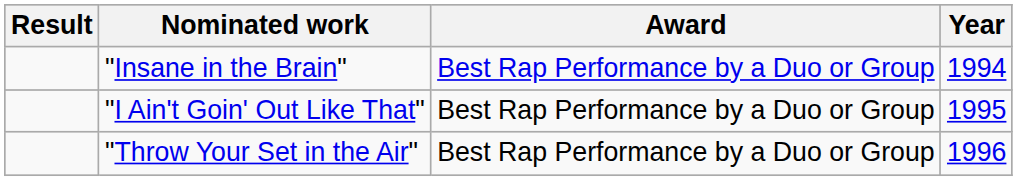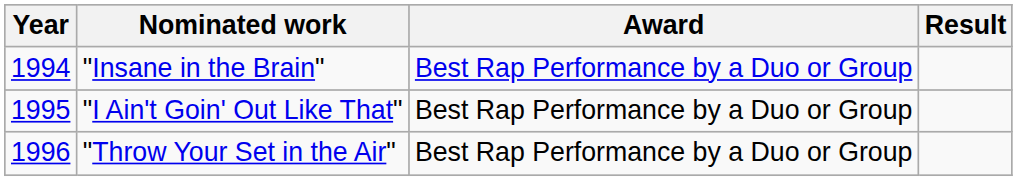columns swapped: (977, 25) <-> (52, 25)
